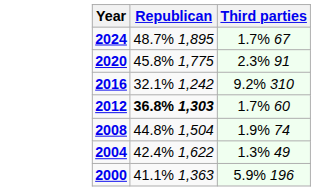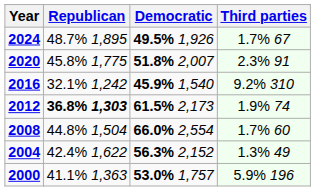+ column: (174, 16)
(264, 107) 1.7% 60 -> (264, 107) 1.9% 74
(264, 129) 1.9% 74 -> (264, 129) 1.7% 60
